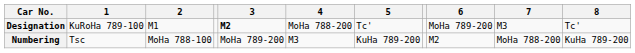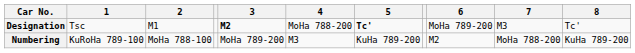(106, 26) KuRoHa 789-100 -> (77, 26) Tsc
(364, 26) normal -> (364, 26) bold
(77, 40) Tsc -> (106, 40) KuRoHa 789-100
